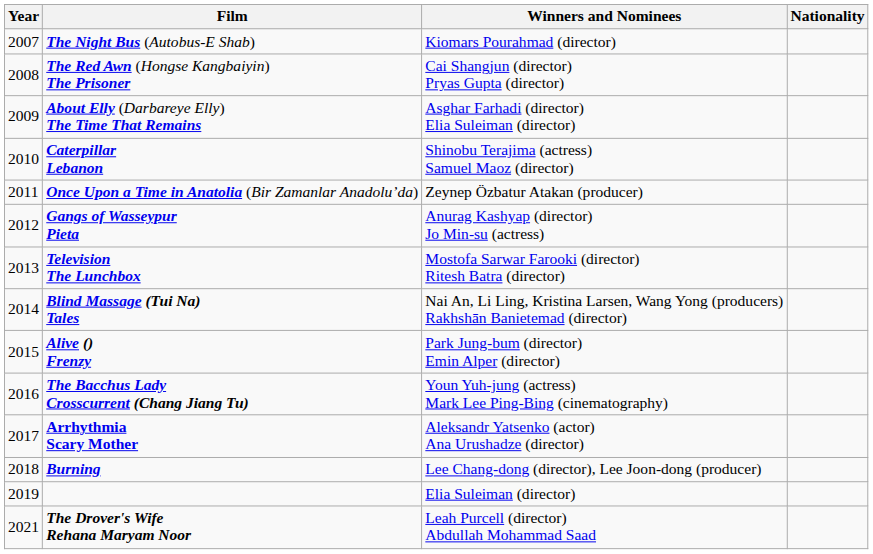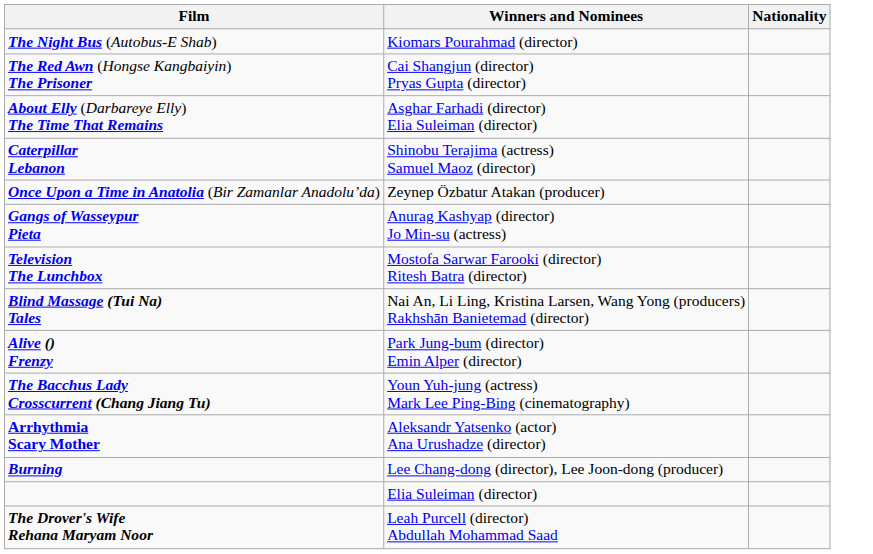- column: (24, 16)
